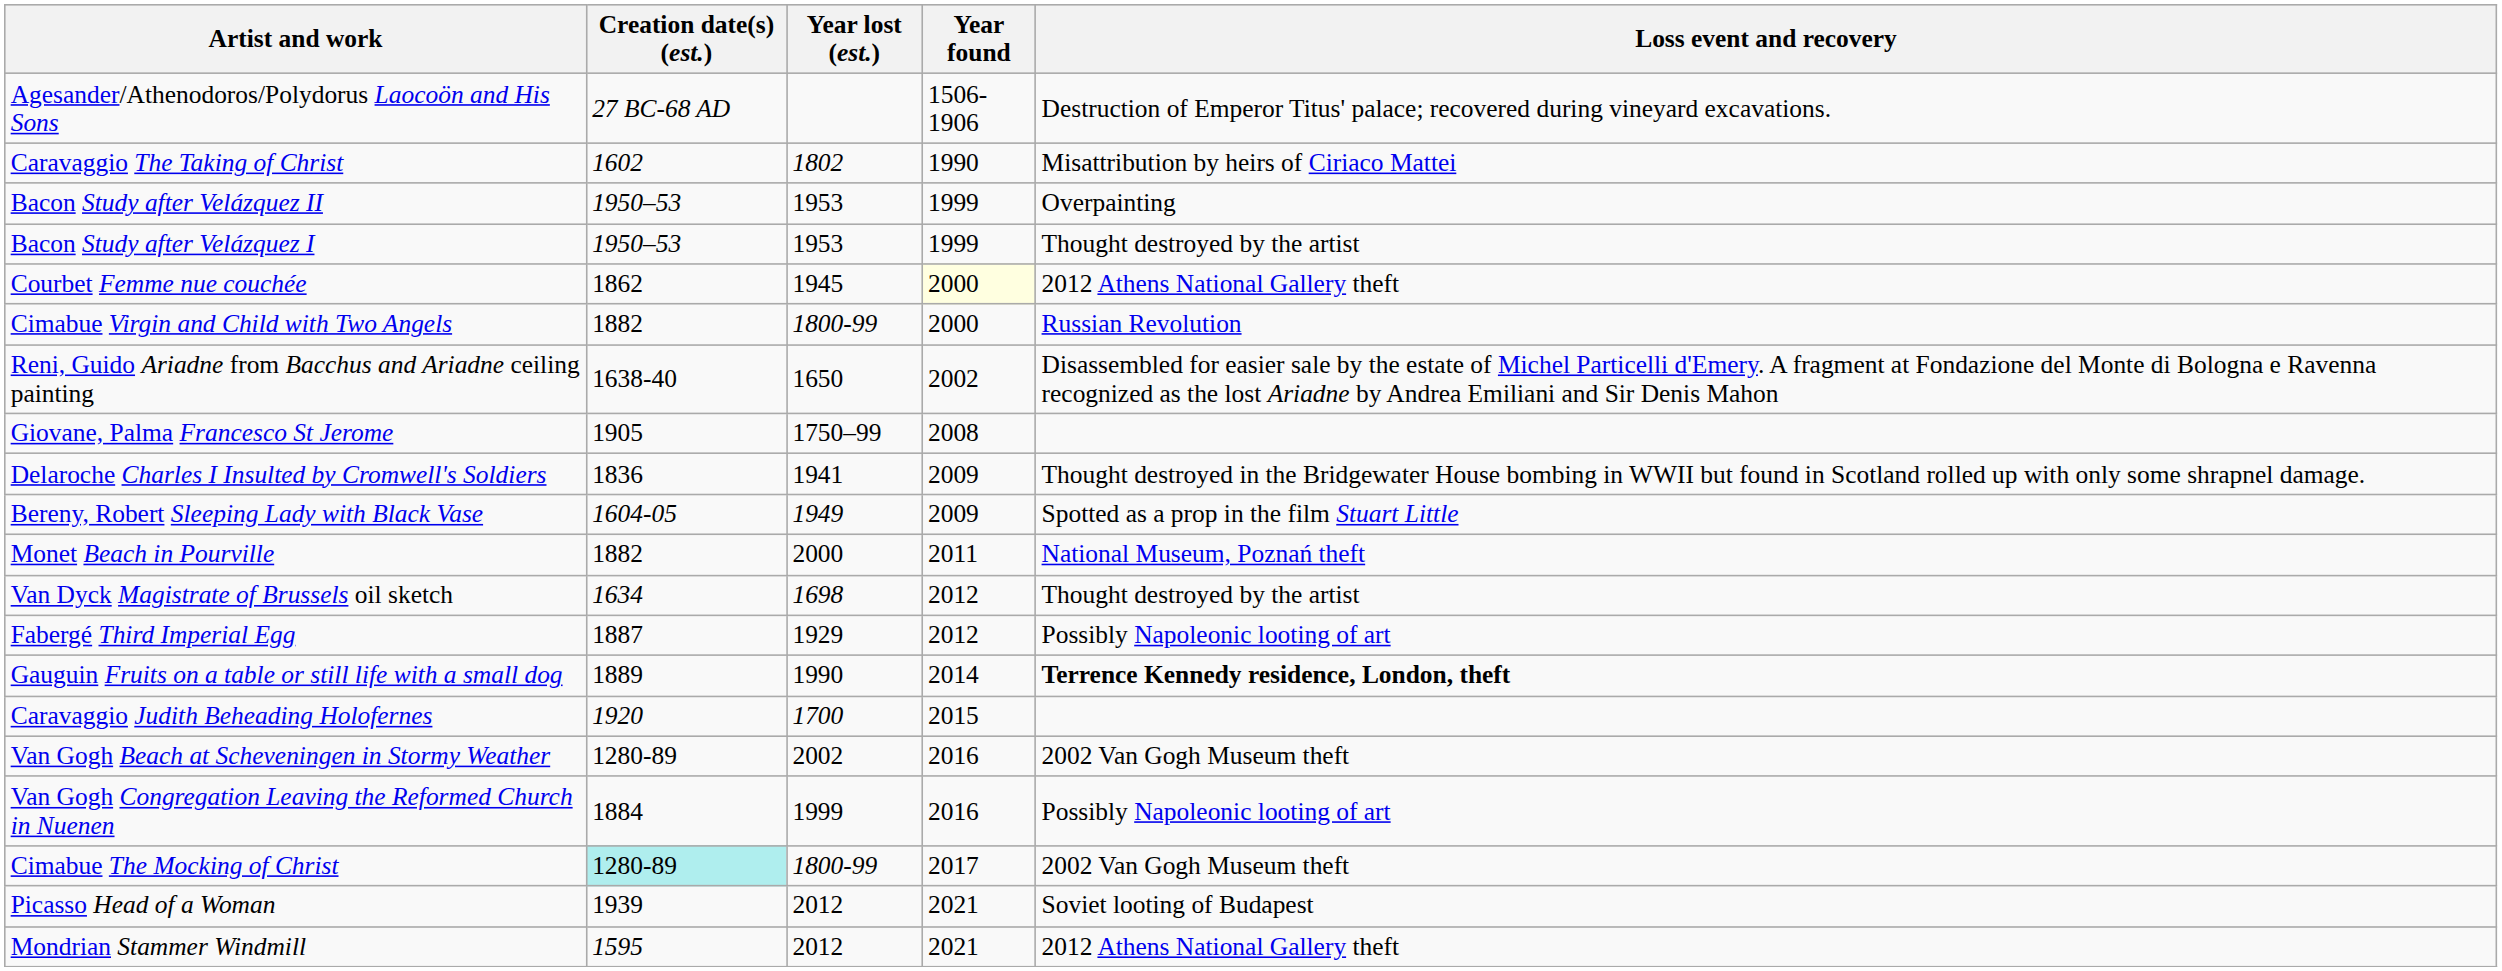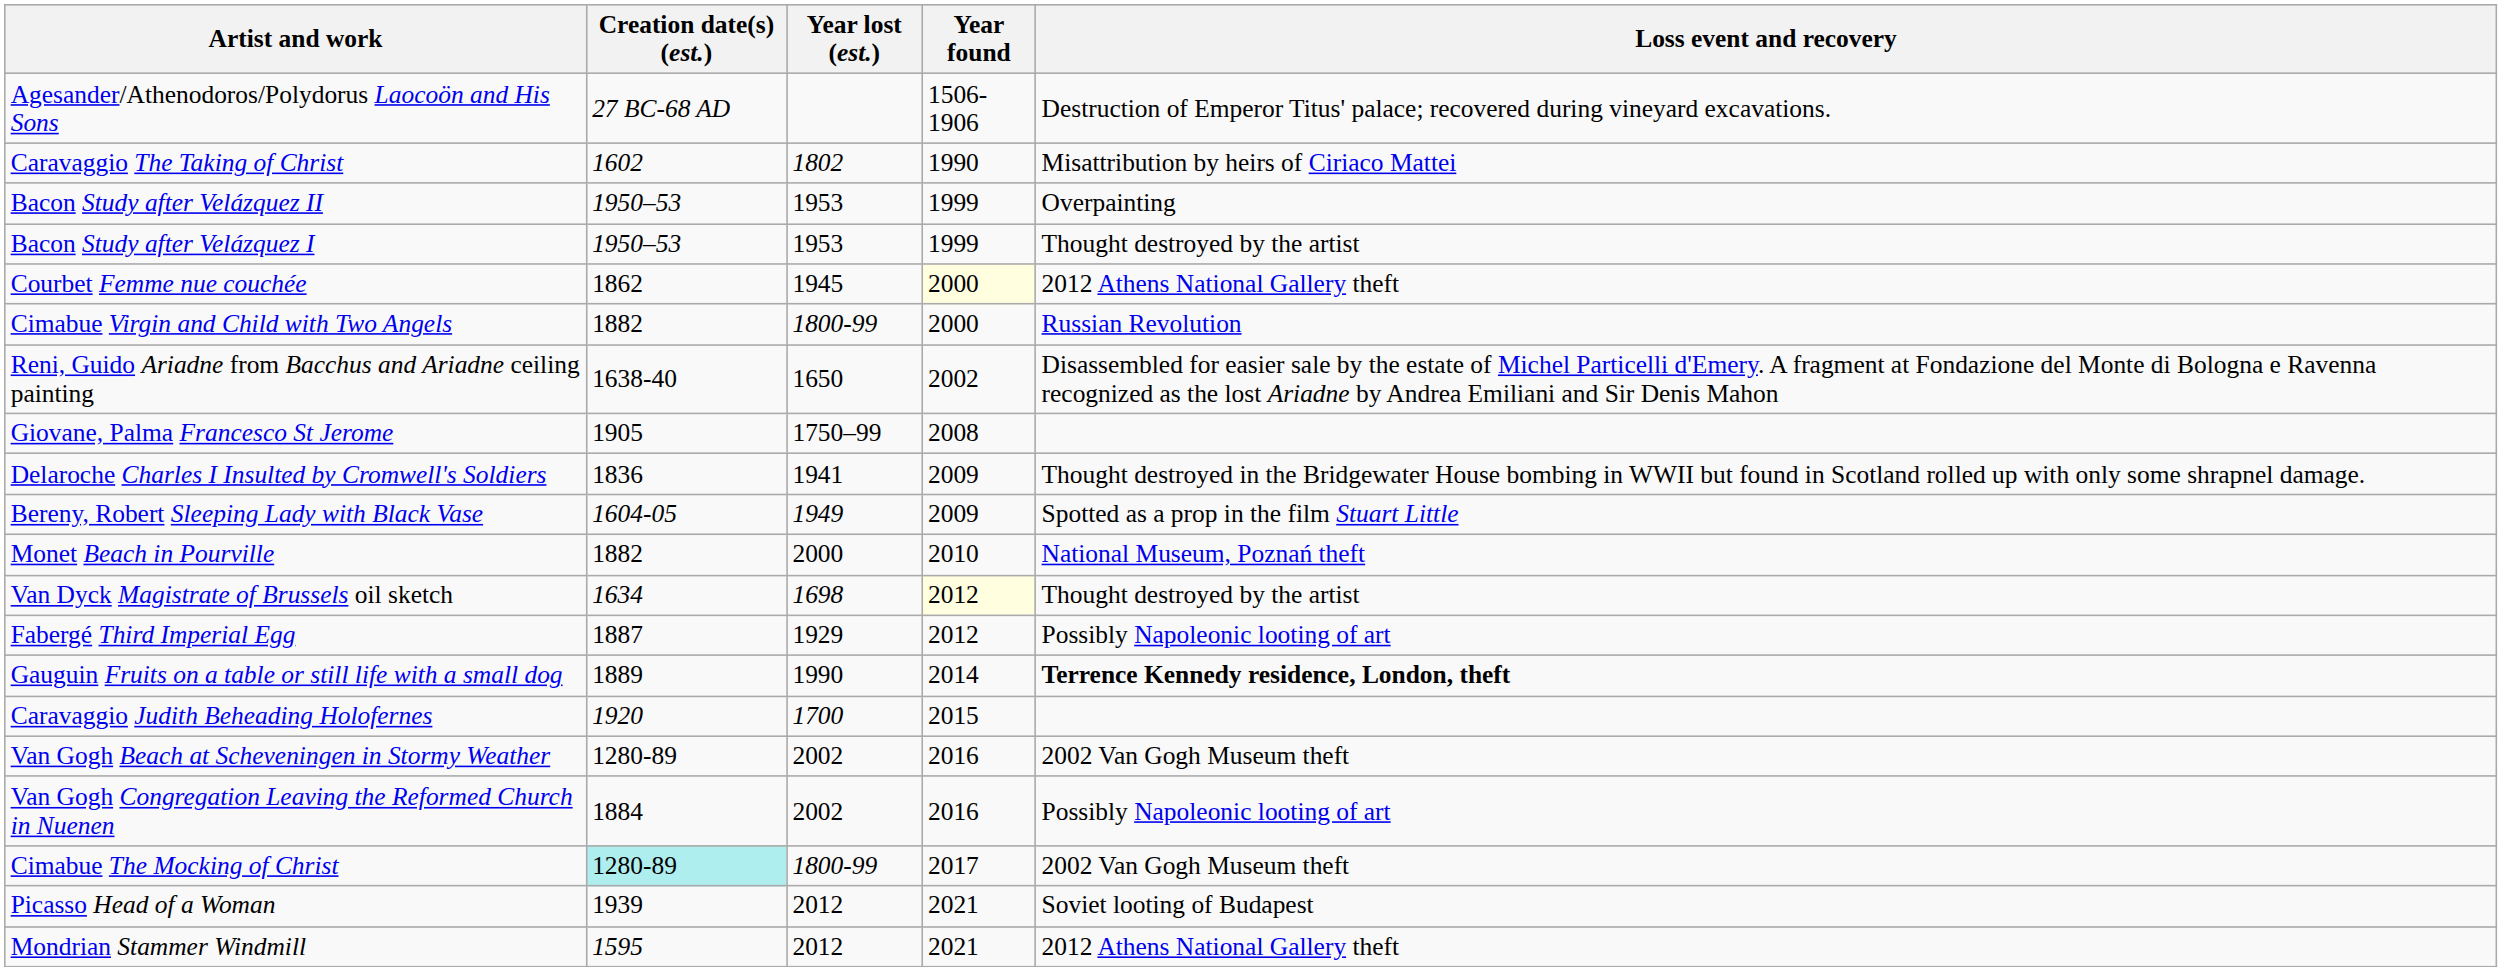(953, 554) 2011 -> (953, 554) 2010
(953, 594) no background -> (953, 594) lightyellow background
(818, 810) 1999 -> (818, 810) 2002
